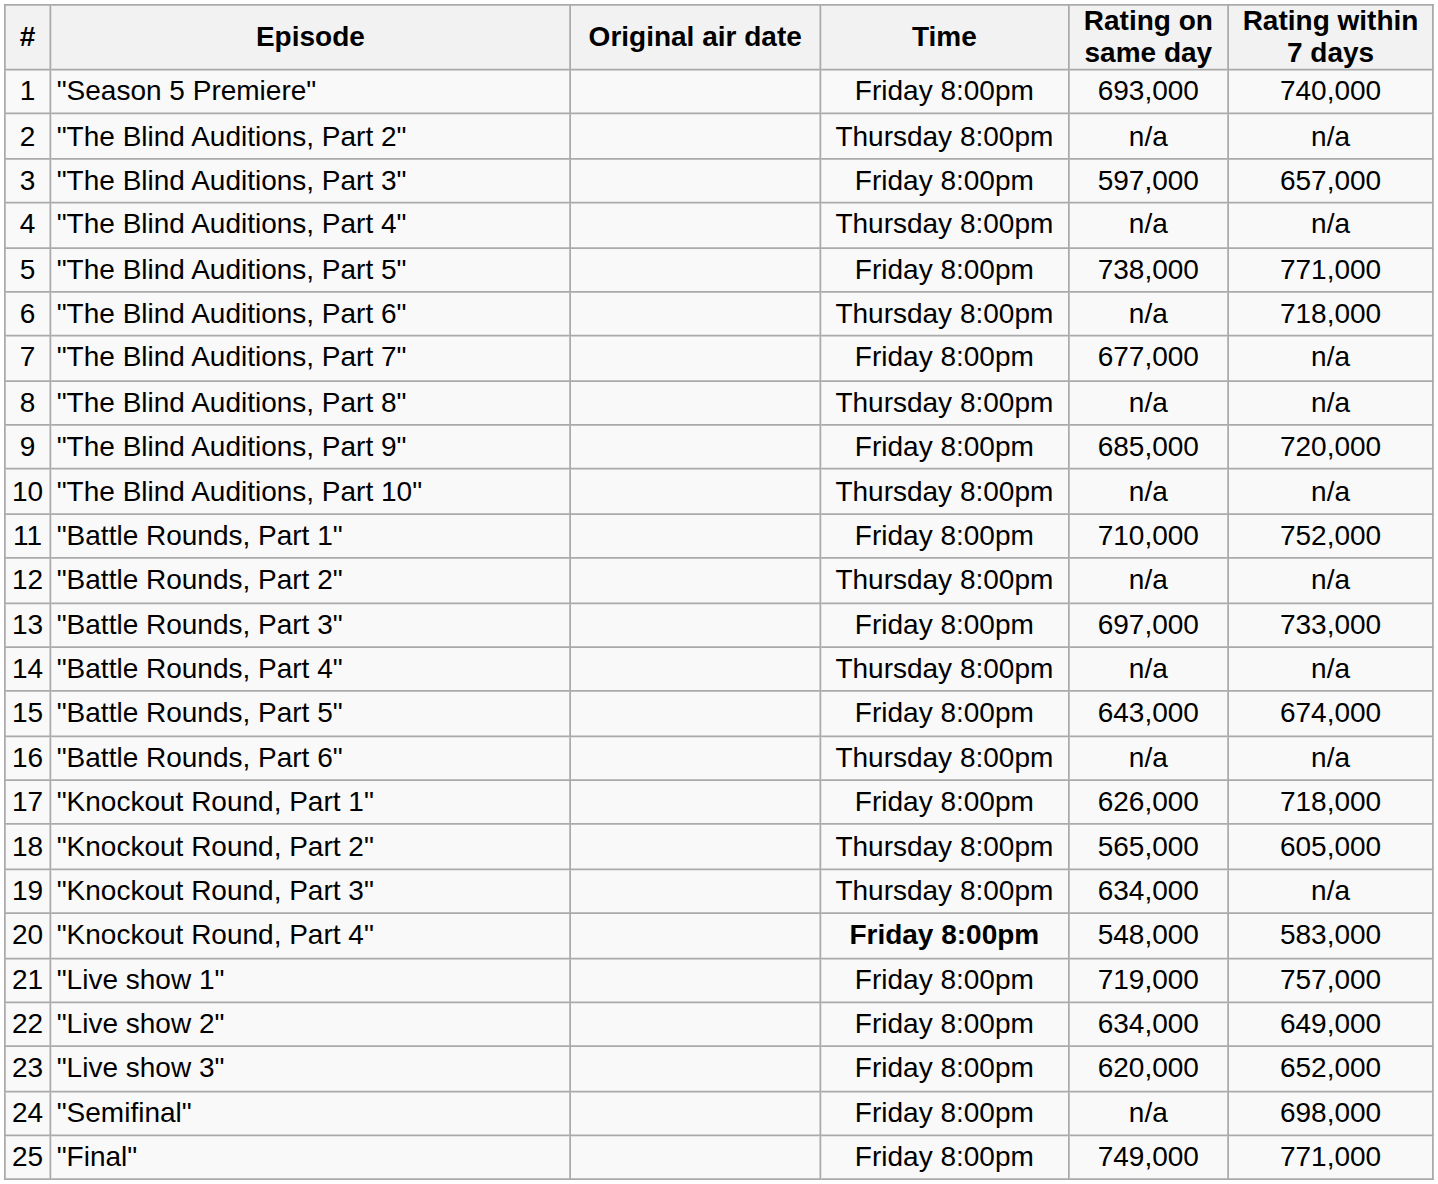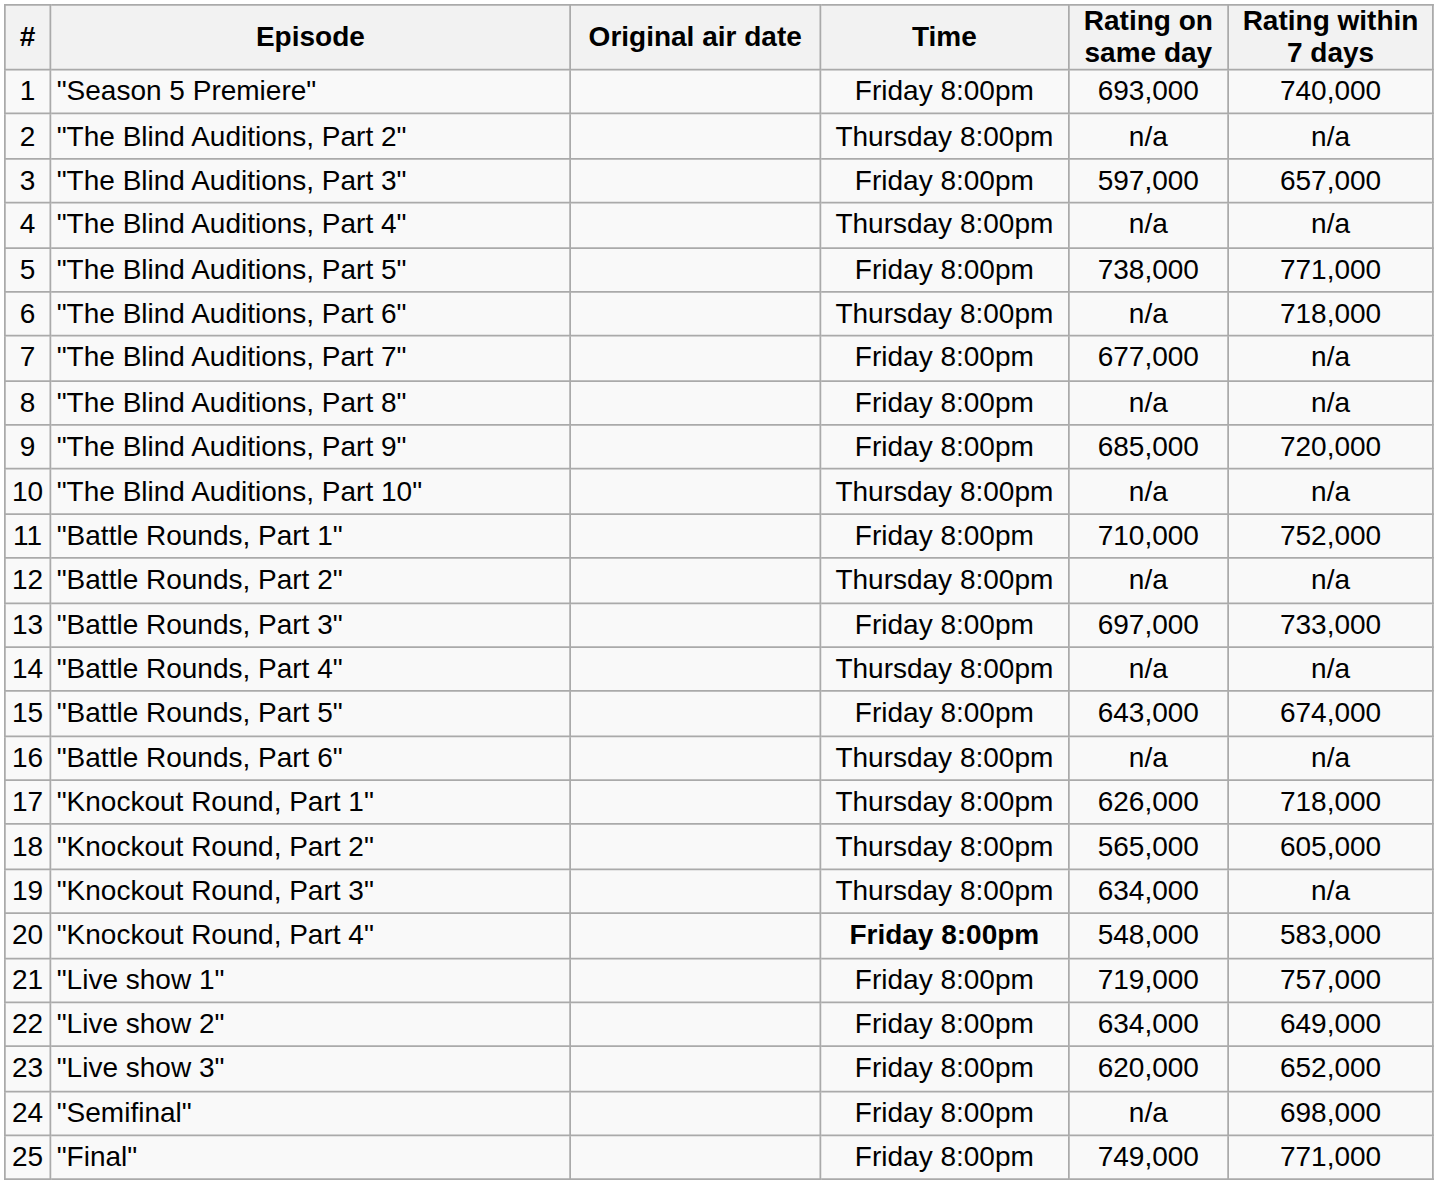(944, 402) Thursday 8:00pm -> (944, 402) Friday 8:00pm
(944, 801) Friday 8:00pm -> (944, 801) Thursday 8:00pm
